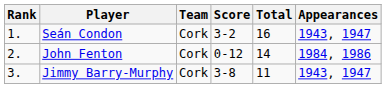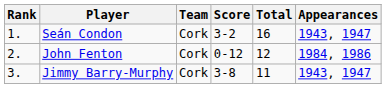(263, 54) 14 -> (263, 54) 12
